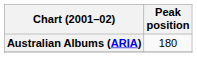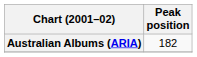(168, 43) 180 -> (168, 43) 182
